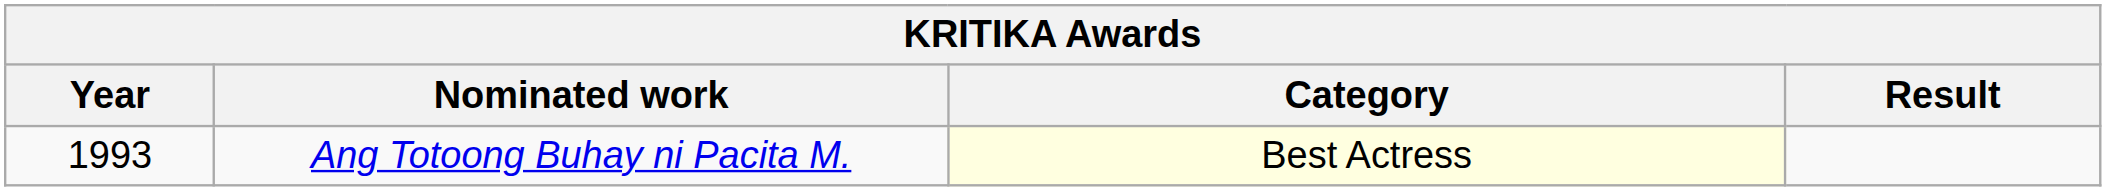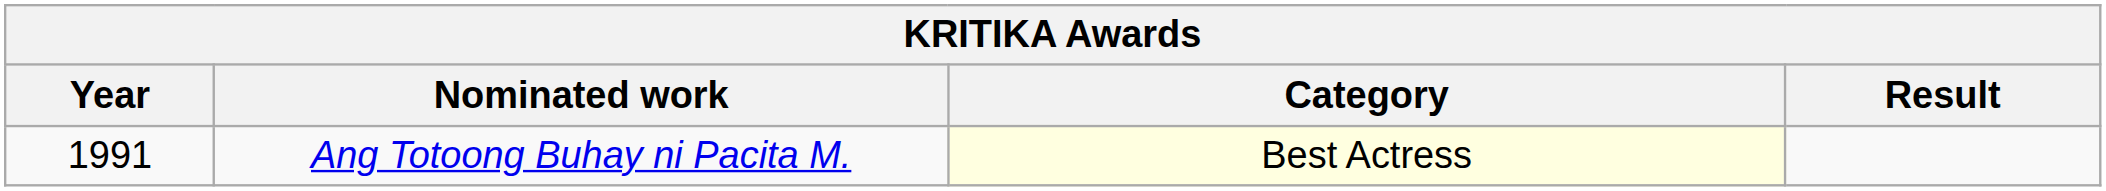(110, 154) 1993 -> (110, 154) 1991
